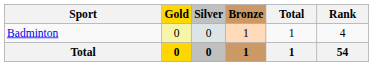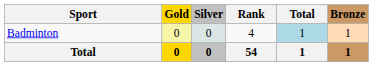columns swapped: (246, 14) <-> (343, 14)
(292, 33) no background -> (302, 33) lightblue background
